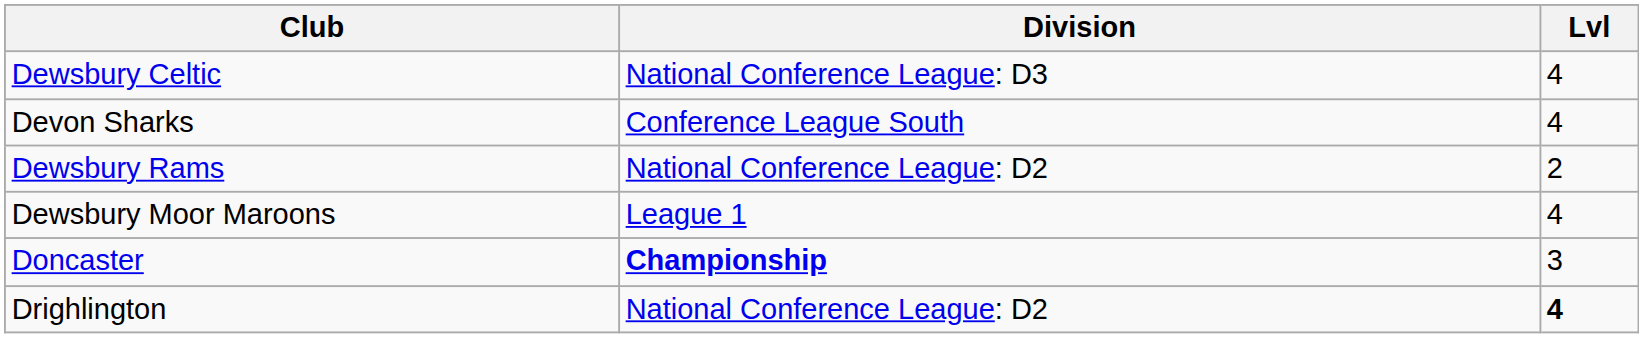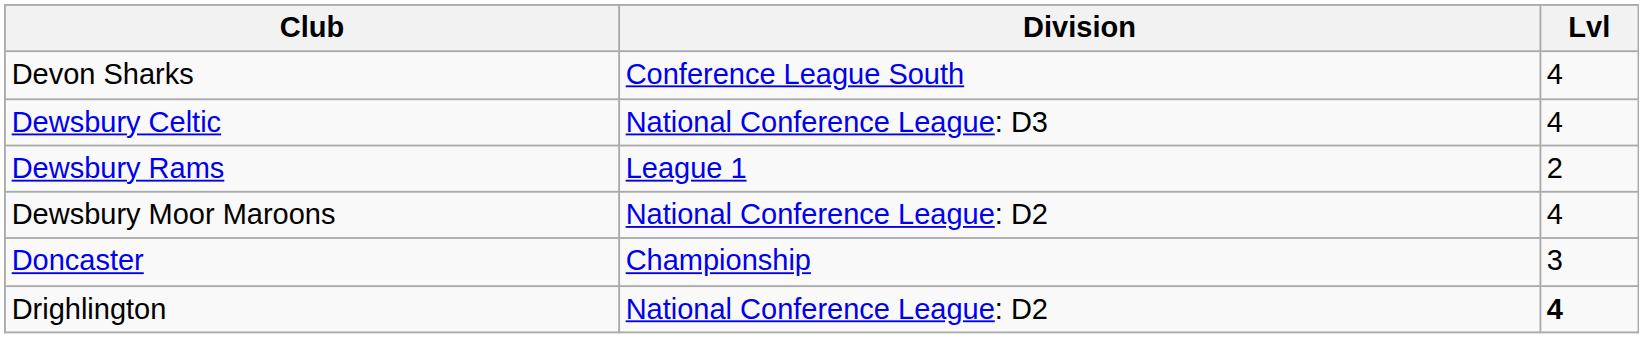rows swapped: (103, 120) <-> (116, 74)
(837, 167) National Conference League: D2 -> (686, 167) League 1
(686, 214) League 1 -> (837, 214) National Conference League: D2
(726, 261) bold -> (718, 261) normal
